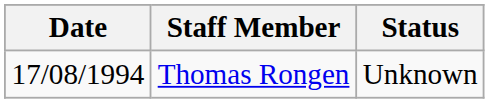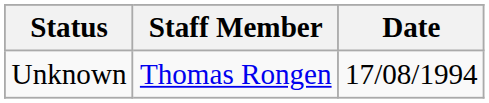columns swapped: (78, 27) <-> (420, 27)
